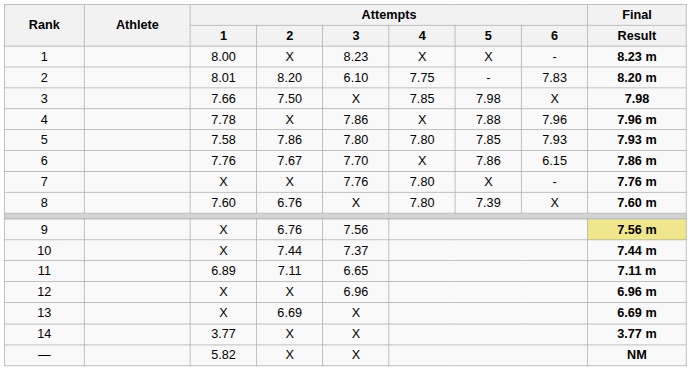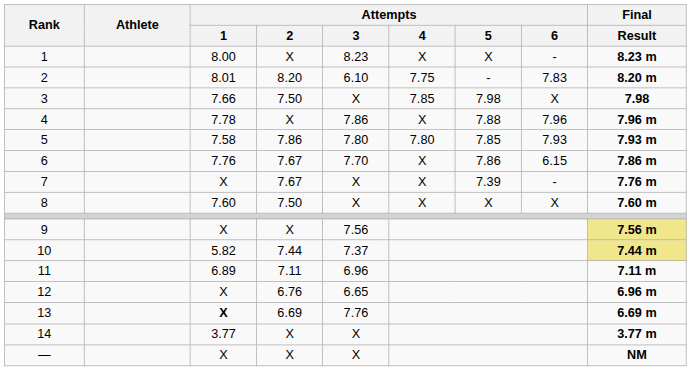(290, 181) X -> (290, 181) 7.67
(356, 181) 7.76 -> (356, 181) X
(422, 181) 7.80 -> (422, 181) X
(488, 181) X -> (488, 181) 7.39
(290, 202) 6.76 -> (290, 202) 7.50
(422, 202) 7.80 -> (422, 202) X
(488, 202) 7.39 -> (488, 202) X
(290, 229) 6.76 -> (290, 229) X
(223, 250) X -> (223, 250) 5.82
(637, 250) no background -> (637, 250) khaki background
(356, 271) 6.65 -> (356, 271) 6.96
(290, 292) X -> (290, 292) 6.76
(356, 292) 6.96 -> (356, 292) 6.65
(223, 312) normal -> (223, 312) bold
(356, 312) X -> (356, 312) 7.76
(223, 354) 5.82 -> (223, 354) X
